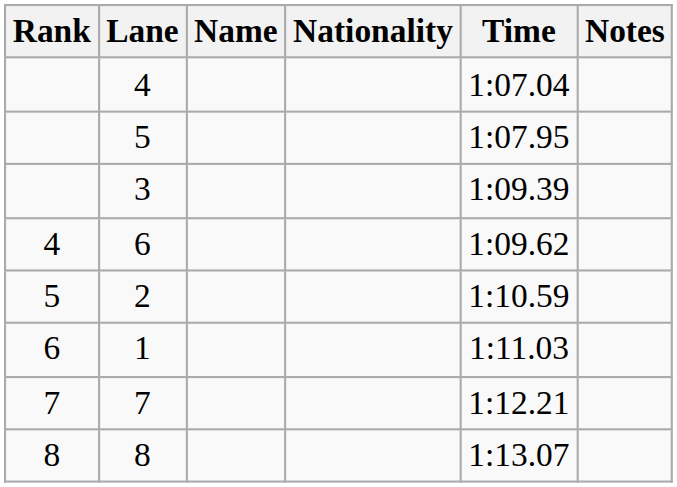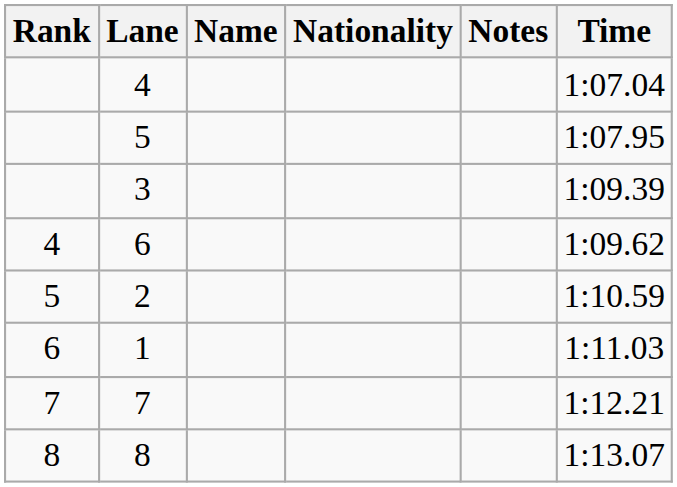columns swapped: (519, 31) <-> (625, 31)
